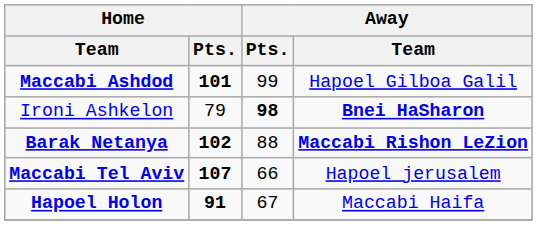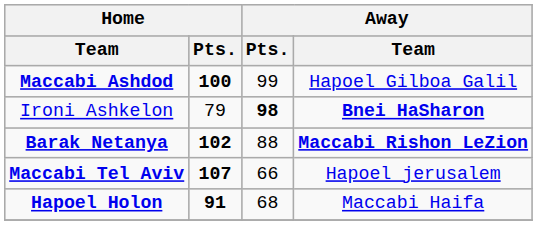(215, 81) 101 -> (215, 81) 100
(268, 204) 67 -> (268, 204) 68
